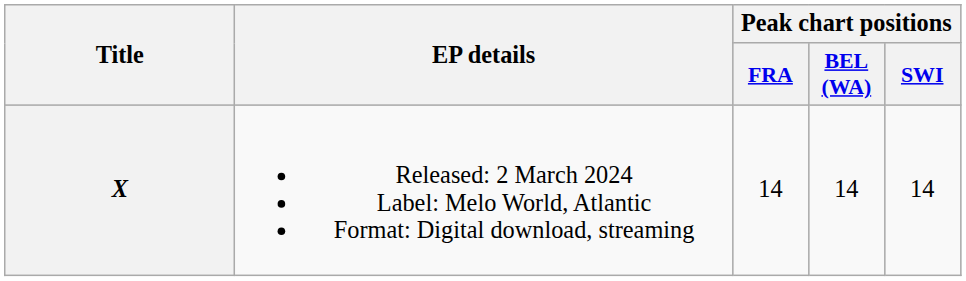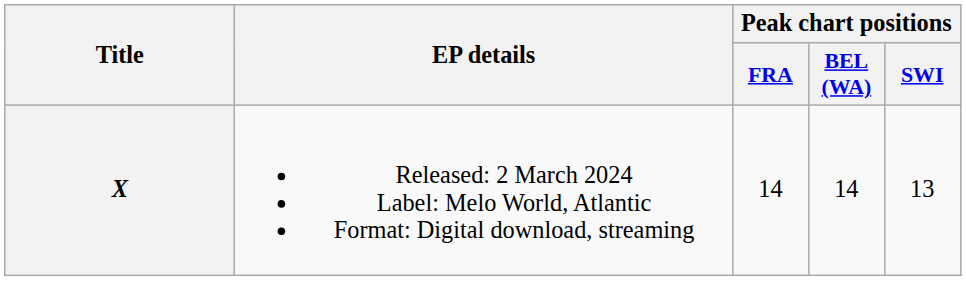(922, 189) 14 -> (922, 189) 13
